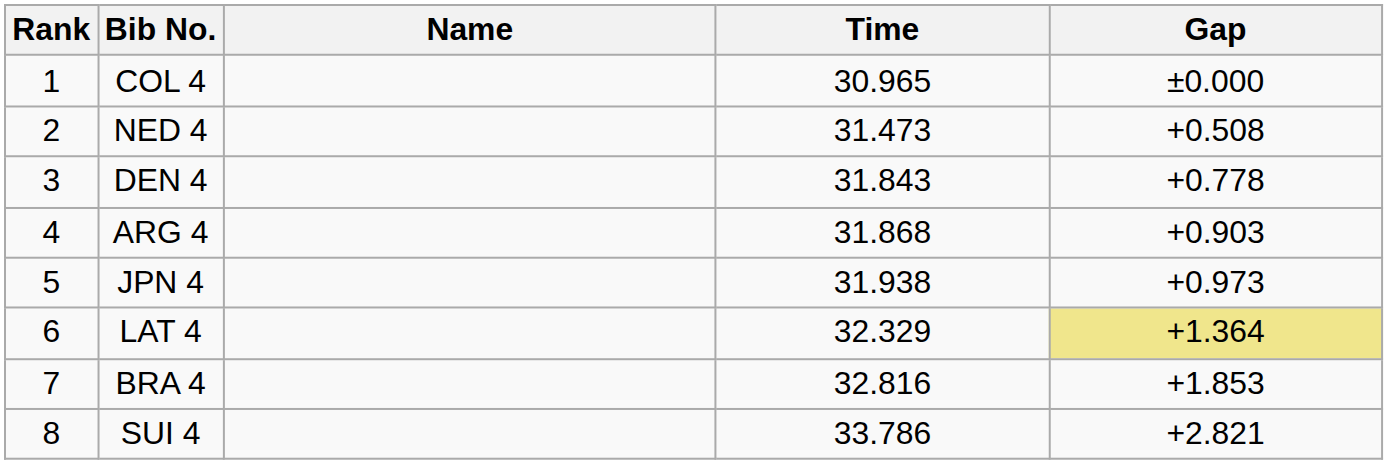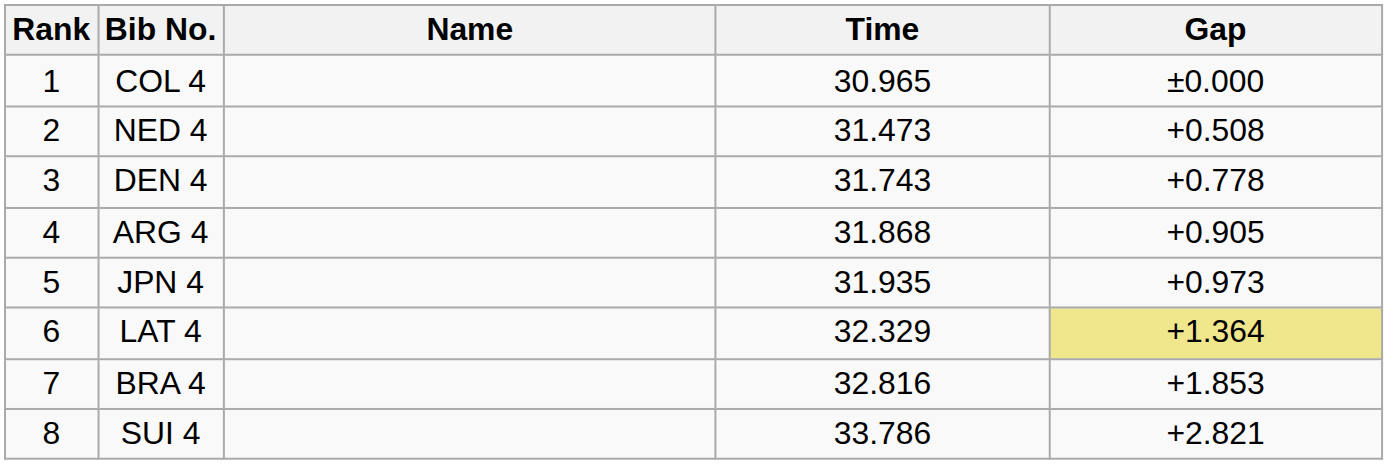(882, 181) 31.843 -> (882, 181) 31.743
(1216, 231) +0.903 -> (1216, 231) +0.905
(882, 282) 31.938 -> (882, 282) 31.935
